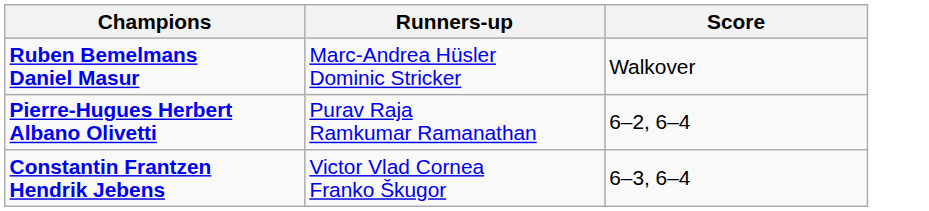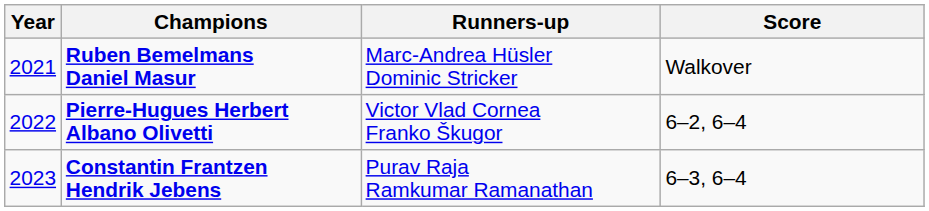+ column: (33, 22)
(423, 122) Purav Raja Ramkumar Ramanathan -> (453, 122) Victor Vlad Cornea Franko Škugor
(397, 179) Victor Vlad Cornea Franko Škugor -> (479, 179) Purav Raja Ramkumar Ramanathan
